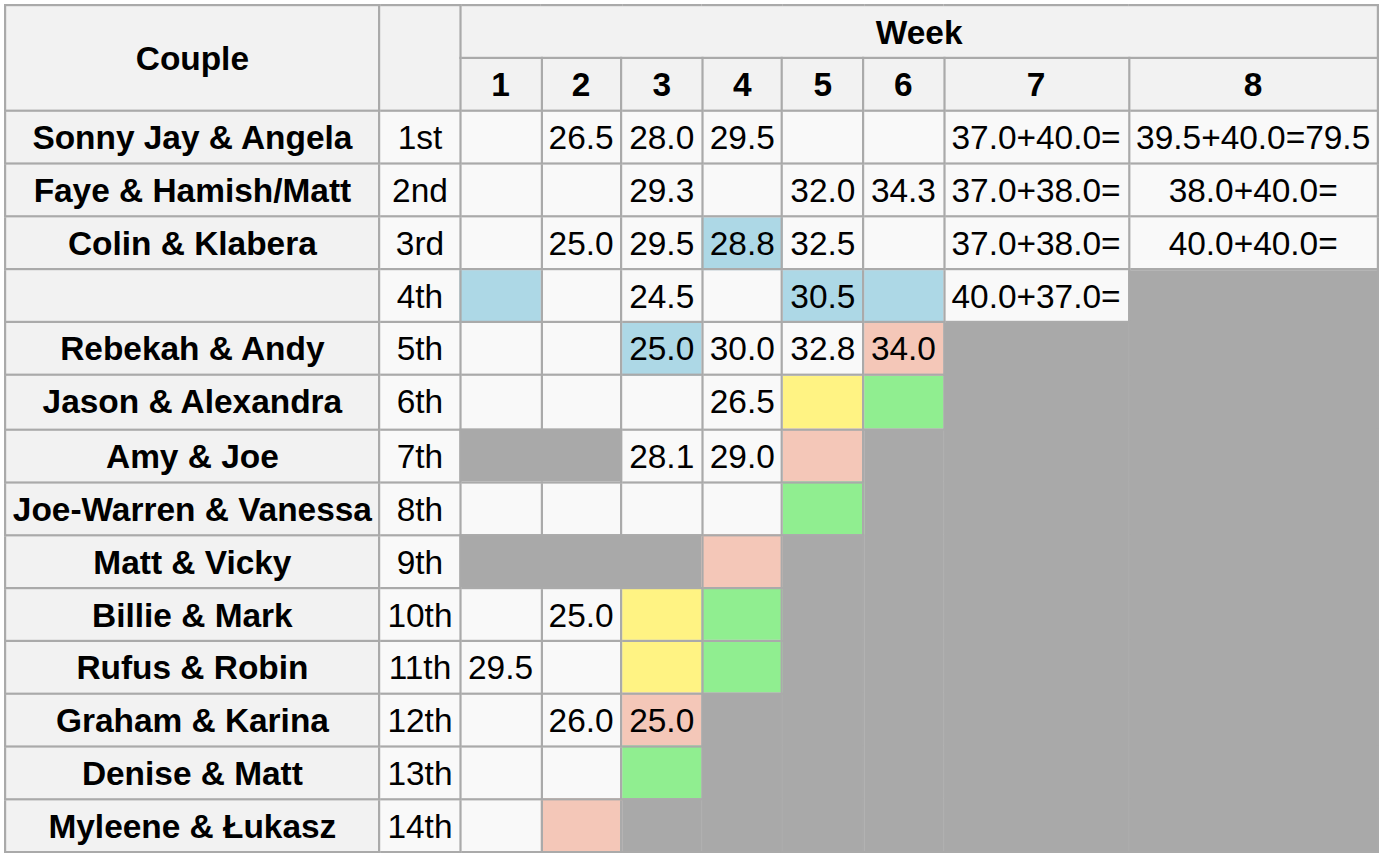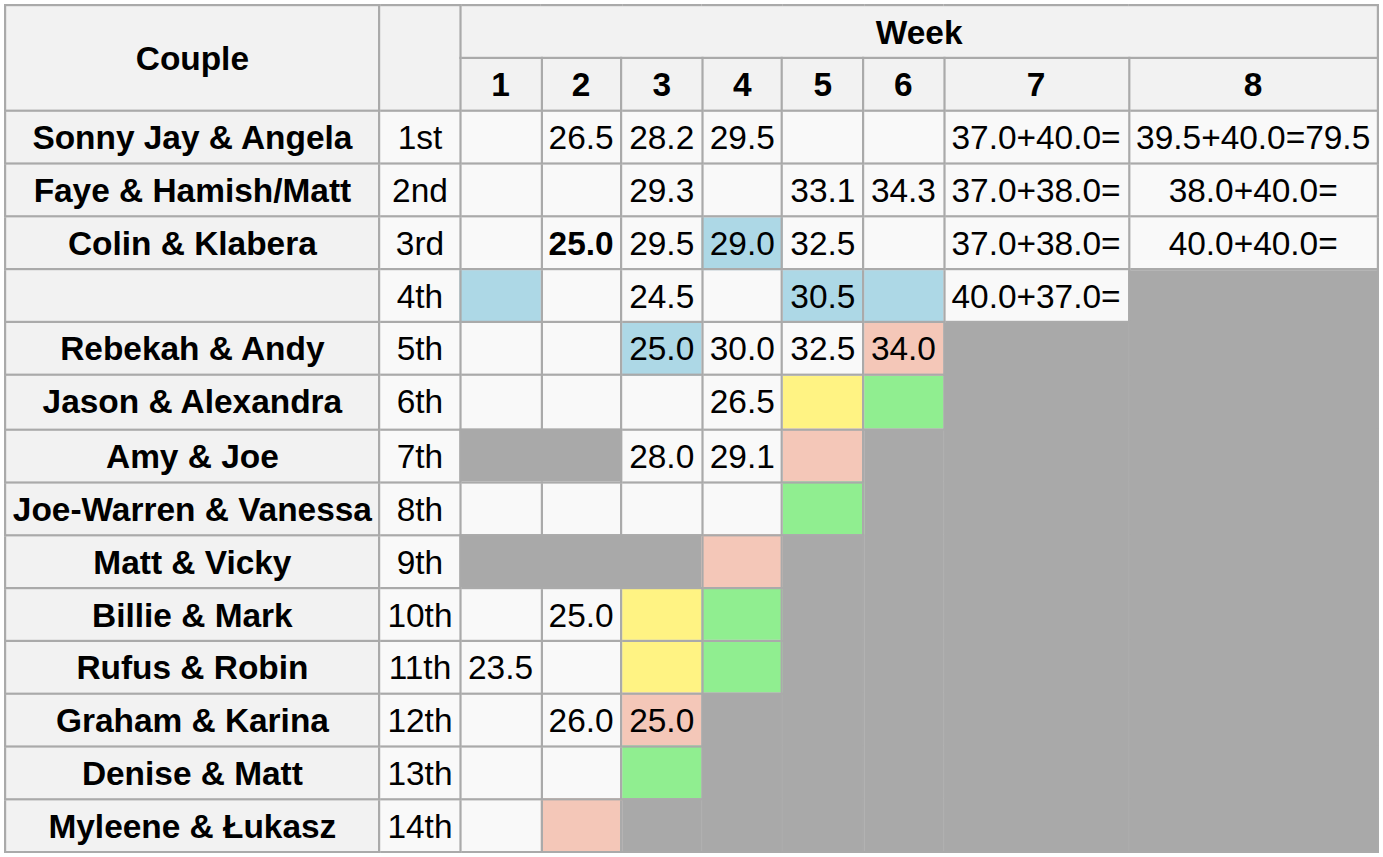(662, 138) 28.0 -> (662, 138) 28.2
(823, 191) 32.0 -> (823, 191) 33.1
(581, 244) normal -> (581, 244) bold
(742, 244) 28.8 -> (742, 244) 29.0
(823, 349) 32.8 -> (823, 349) 32.5
(662, 455) 28.1 -> (662, 455) 28.0
(742, 455) 29.0 -> (742, 455) 29.1
(501, 667) 29.5 -> (501, 667) 23.5
